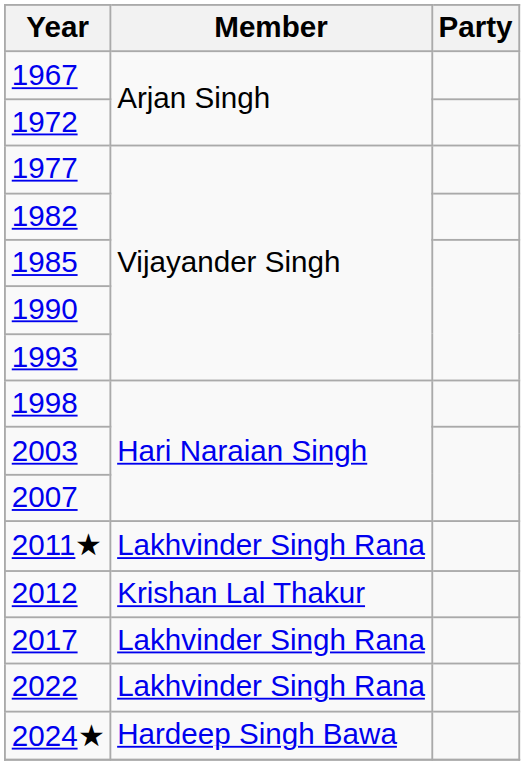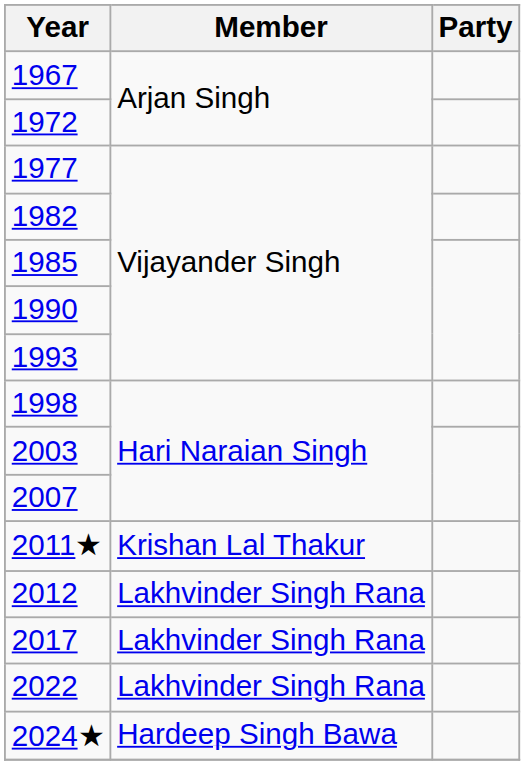(271, 545) Lakhvinder Singh Rana -> (241, 545) Krishan Lal Thakur
(241, 593) Krishan Lal Thakur -> (271, 593) Lakhvinder Singh Rana
